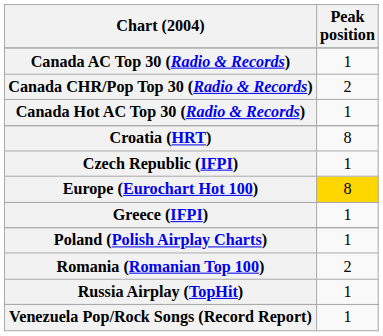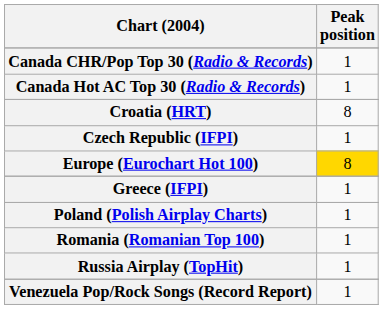- row: (160, 61)
(347, 86) 2 -> (347, 61) 1
(347, 266) 2 -> (347, 240) 1
